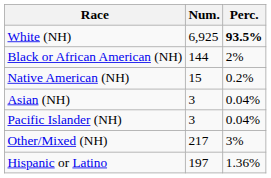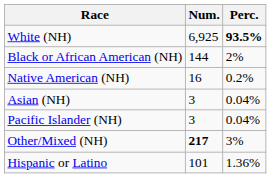(195, 78) 15 -> (195, 78) 16
(198, 141) normal -> (198, 141) bold
(198, 162) 197 -> (198, 162) 101
